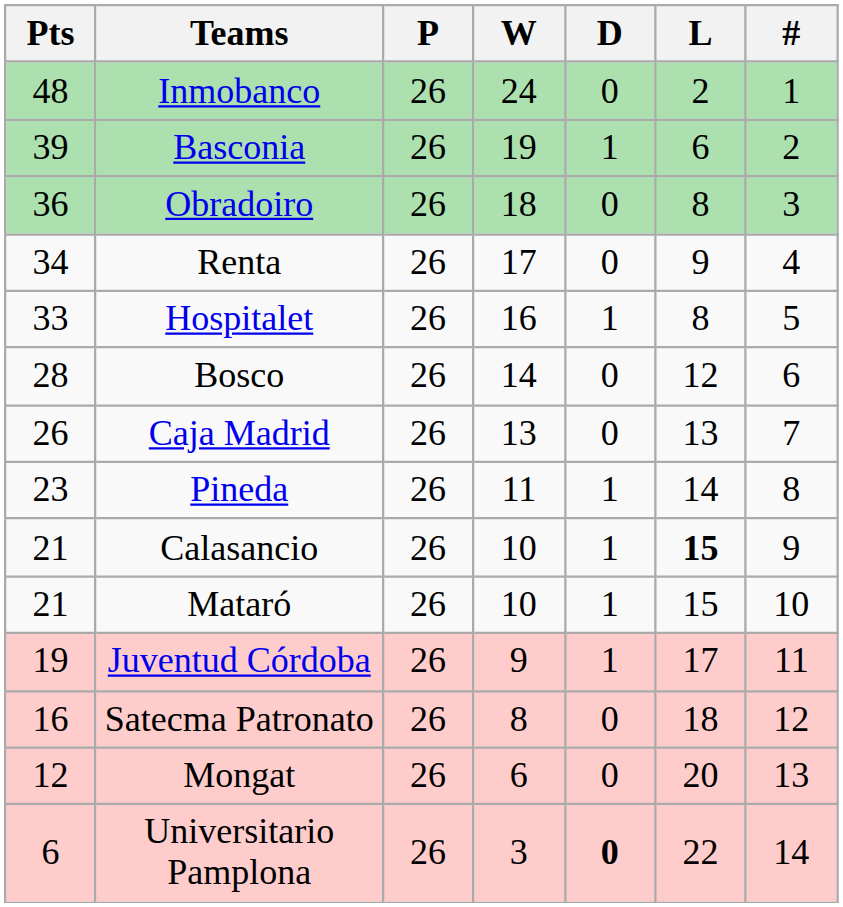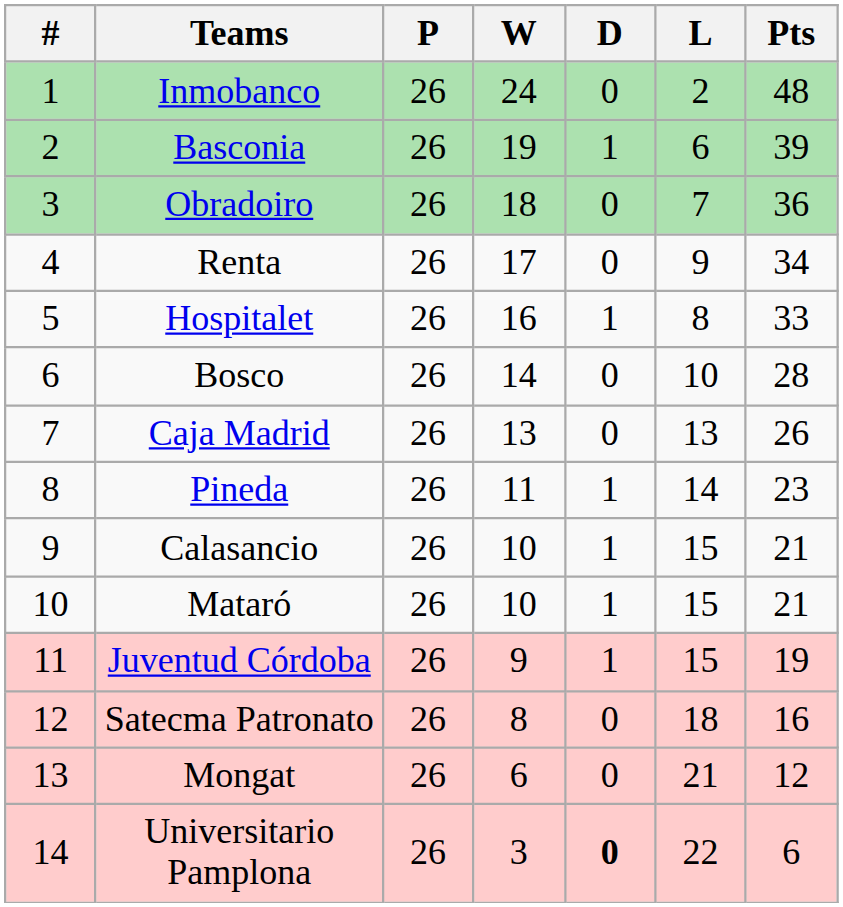columns swapped: (791, 33) <-> (51, 33)
(701, 204) 8 -> (701, 204) 7
(701, 375) 12 -> (701, 375) 10
(701, 546) bold -> (701, 546) normal
(701, 661) 17 -> (701, 661) 15
(701, 775) 20 -> (701, 775) 21
